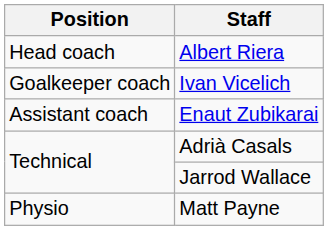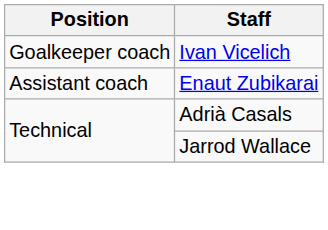- row: (232, 51)
- row: (230, 209)
